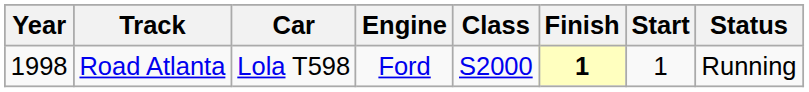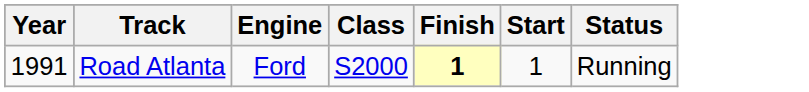- column: (294, 25)
(39, 66) 1998 -> (39, 66) 1991
